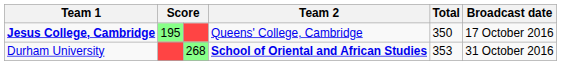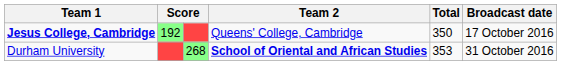(170, 32) 195 -> (170, 32) 192
